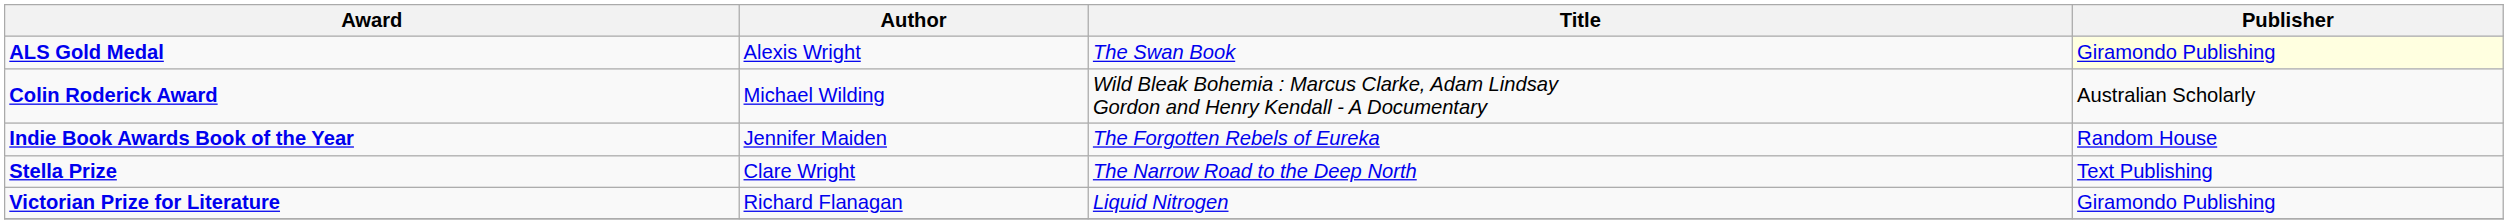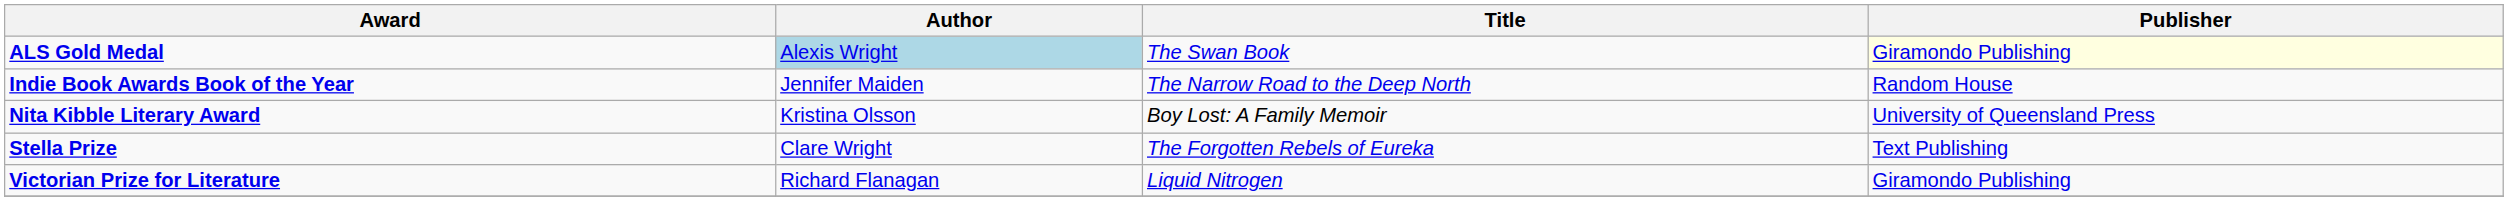(802, 52) no background -> (839, 52) lightblue background
- row: (113, 95)
(1236, 139) The Forgotten Rebels of Eureka -> (1309, 84) The Narrow Road to the Deep North
+ row: (135, 116)
(1255, 171) The Narrow Road to the Deep North -> (1290, 148) The Forgotten Rebels of Eureka
